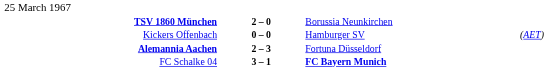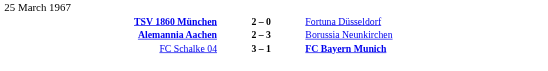(349, 21) Borussia Neunkirchen -> (343, 21) Fortuna Düsseldorf
- row: (180, 35)
(343, 48) Fortuna Düsseldorf -> (349, 35) Borussia Neunkirchen
